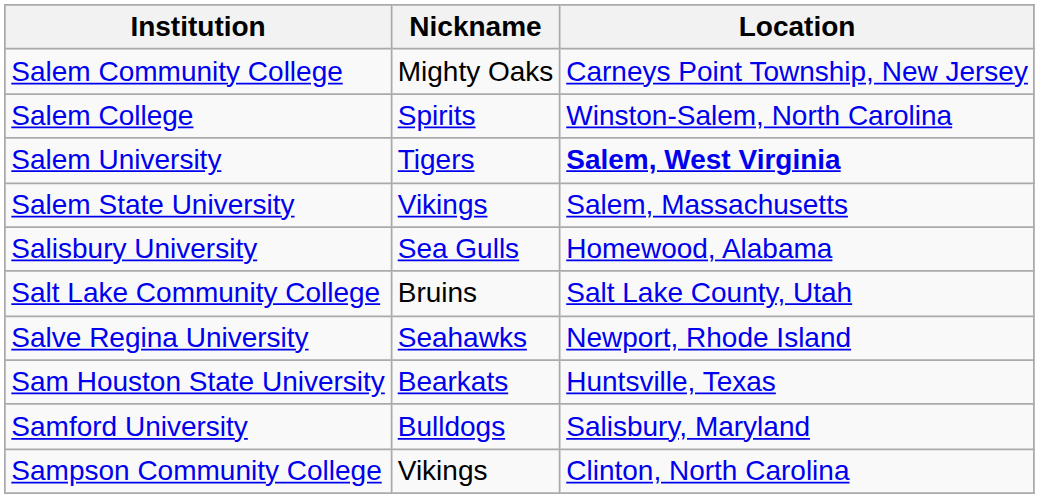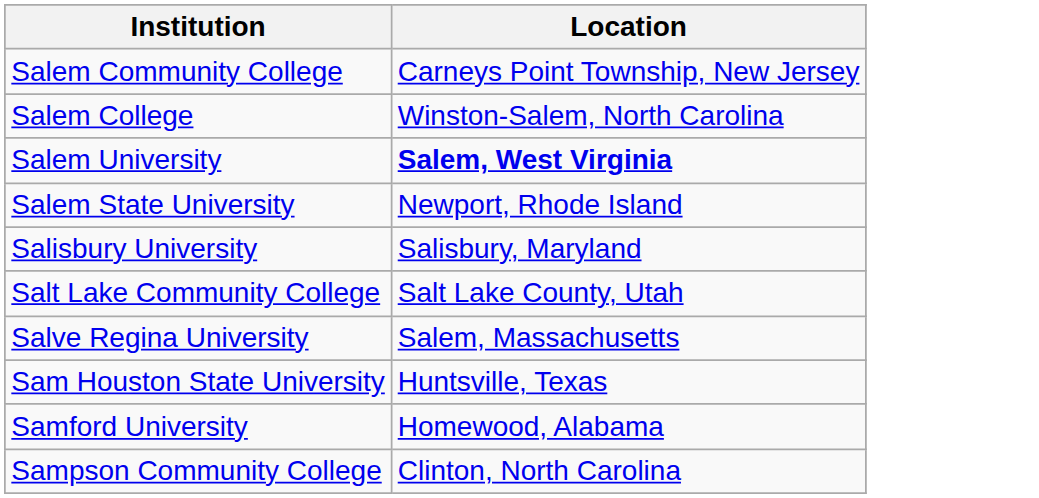- column: (476, 26)
(707, 204) Salem, Massachusetts -> (540, 204) Newport, Rhode Island
(699, 248) Homewood, Alabama -> (520, 248) Salisbury, Maryland
(709, 337) Newport, Rhode Island -> (539, 337) Salem, Massachusetts
(688, 426) Salisbury, Maryland -> (531, 426) Homewood, Alabama
